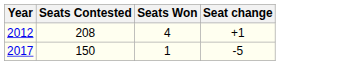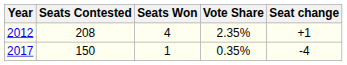+ column: (233, 13)
(238, 51) -5 -> (304, 51) -4
